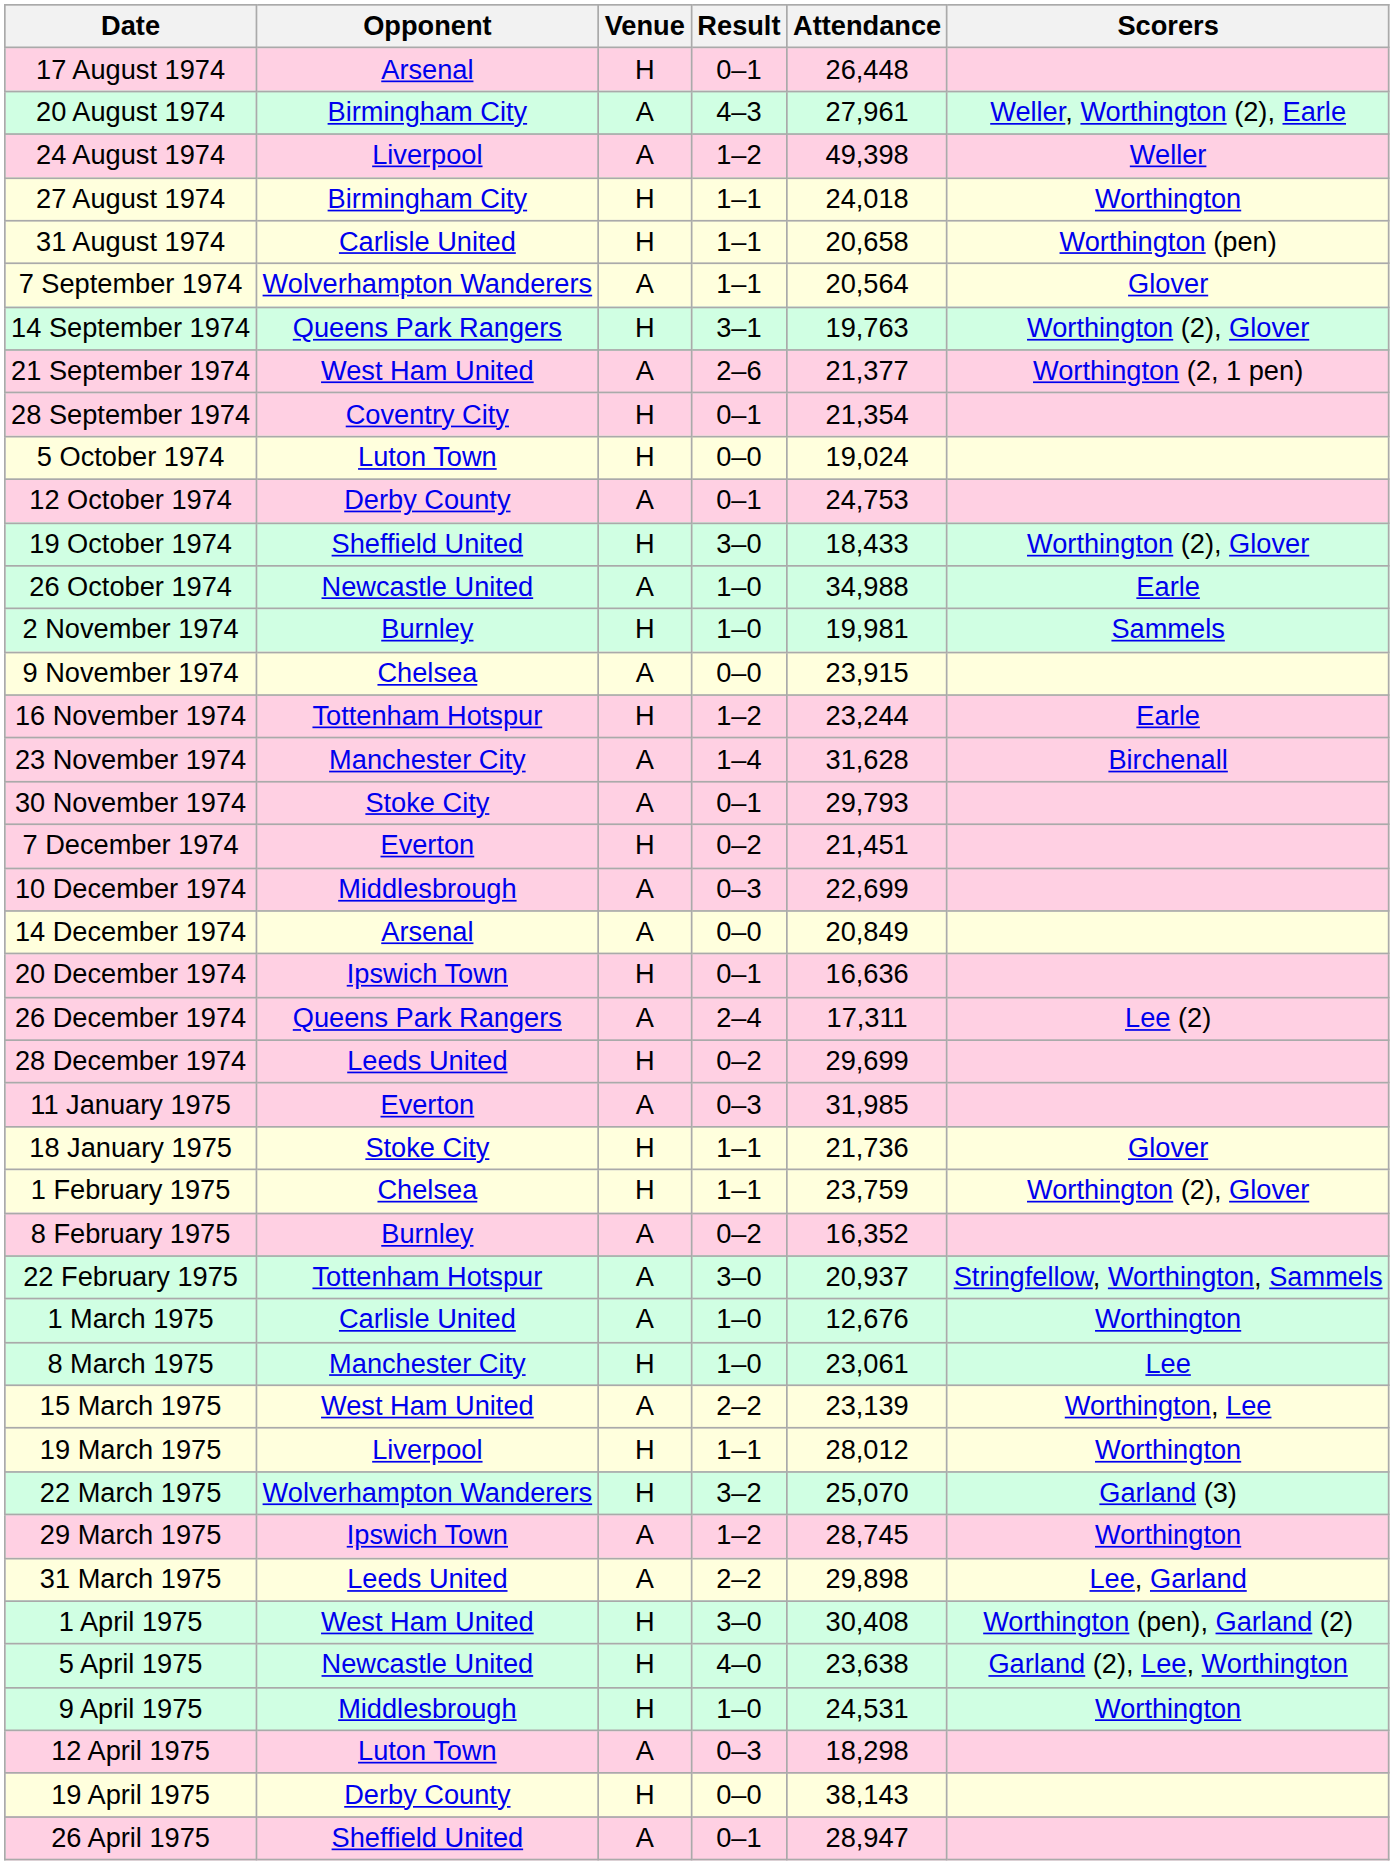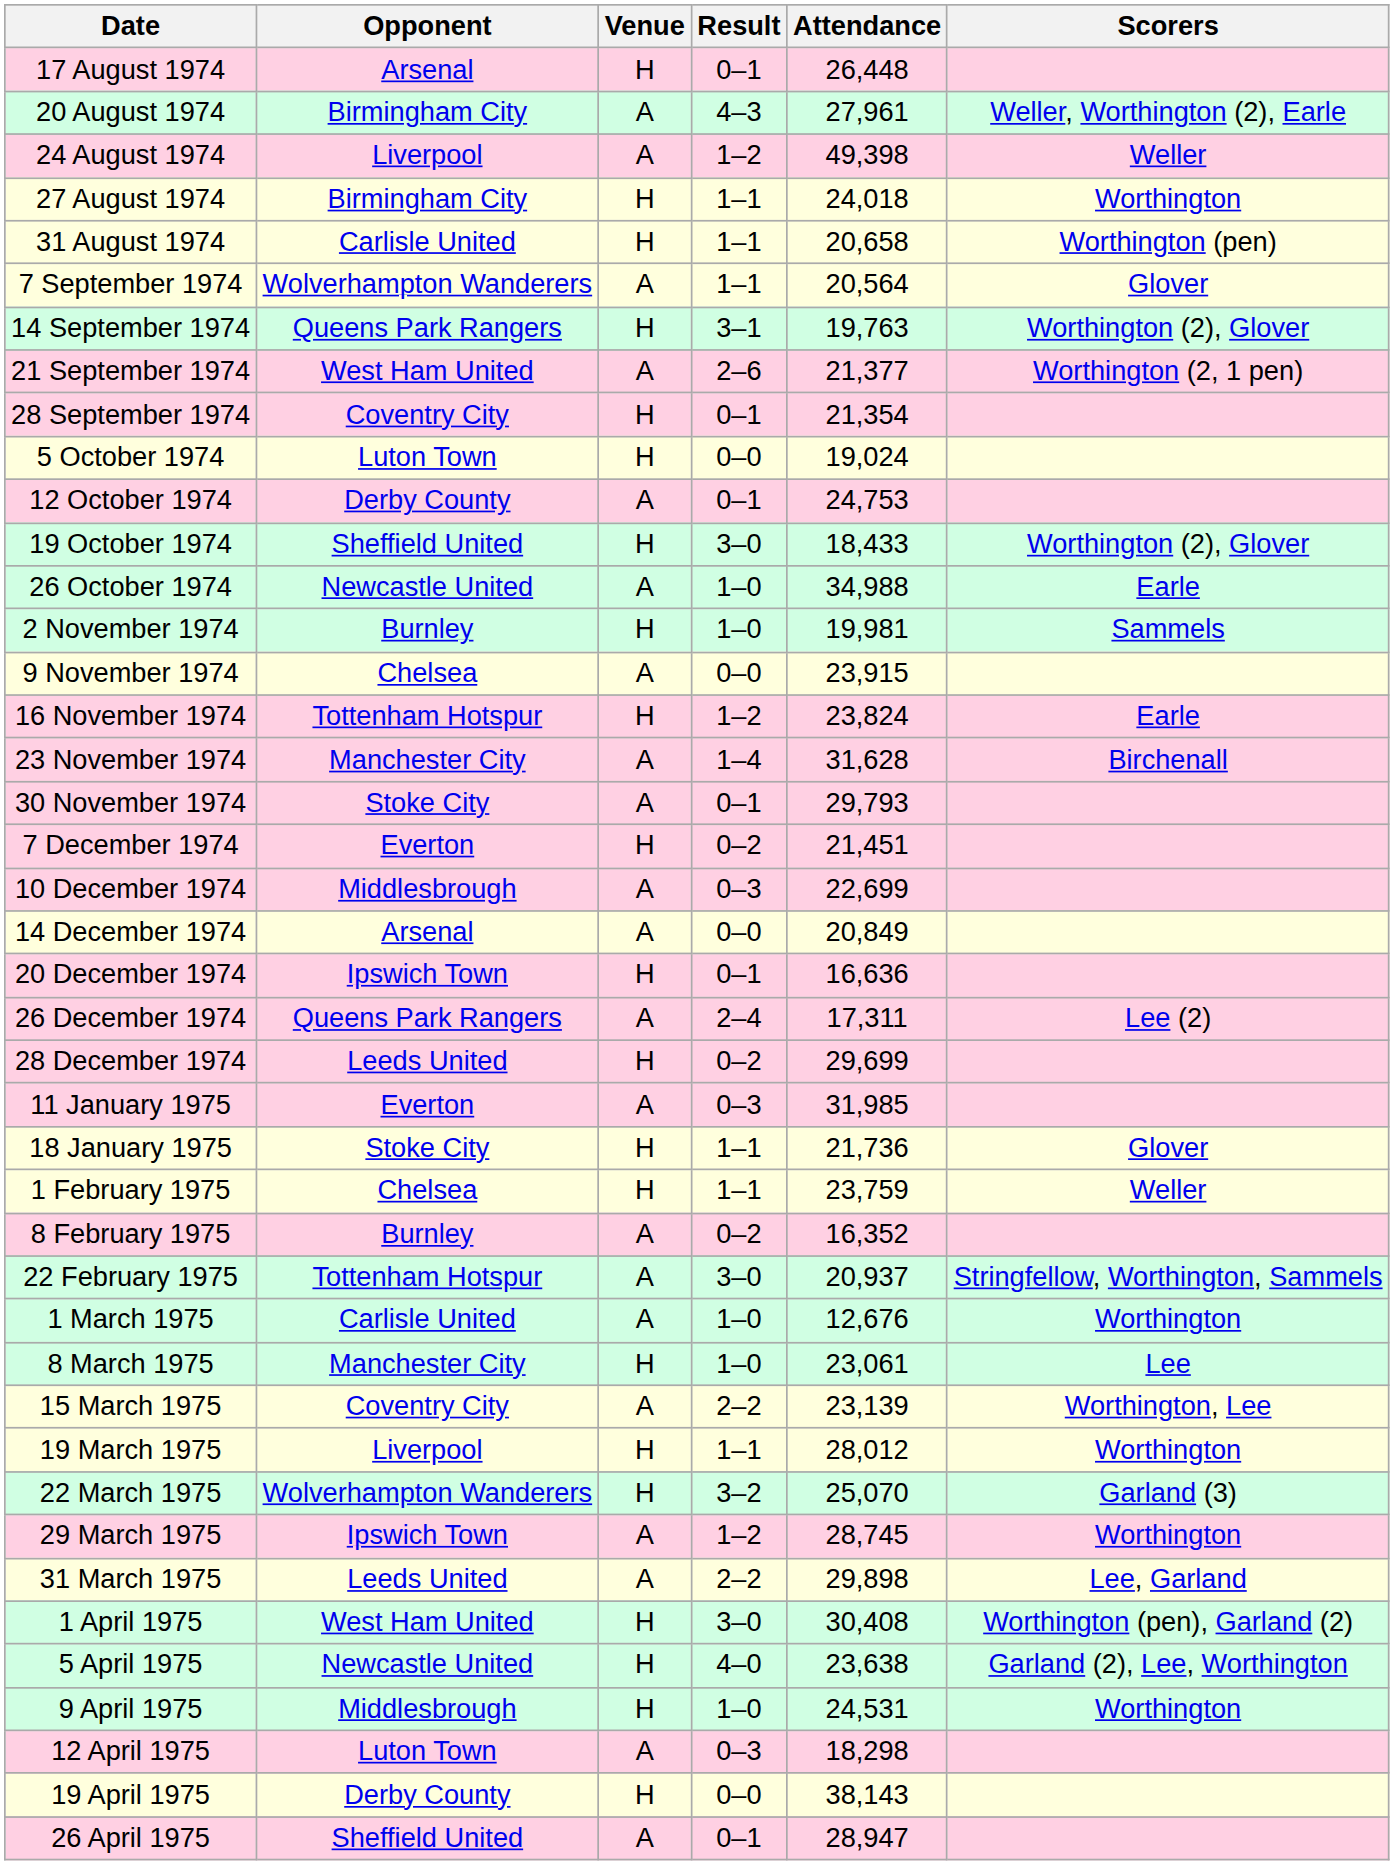(867, 716) 23,244 -> (867, 716) 23,824
(1168, 1190) Worthington (2), Glover -> (1168, 1190) Weller
(427, 1406) West Ham United -> (427, 1406) Coventry City
